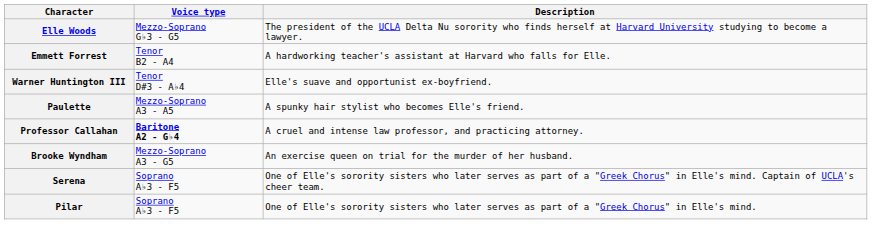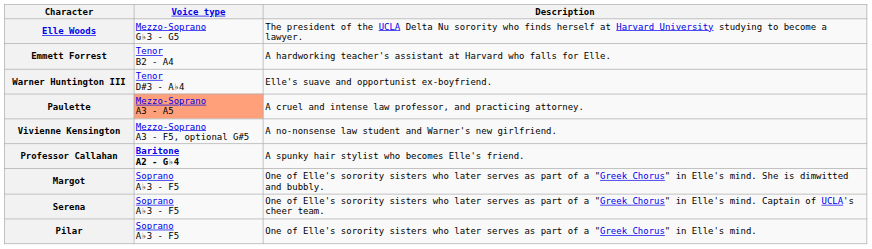(171, 106) no background -> (171, 106) lightsalmon background
(395, 106) A spunky hair stylist who becomes Elle's friend. -> (425, 106) A cruel and intense law professor, and practicing attorney.
+ row: (69, 131)
(425, 131) A cruel and intense law professor, and practicing attorney. -> (395, 156) A spunky hair stylist who becomes Elle's friend.
- row: (69, 156)
+ row: (69, 181)
